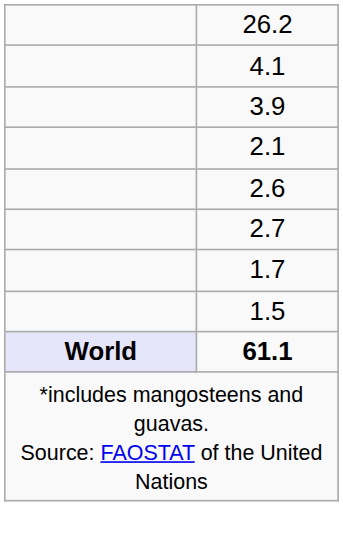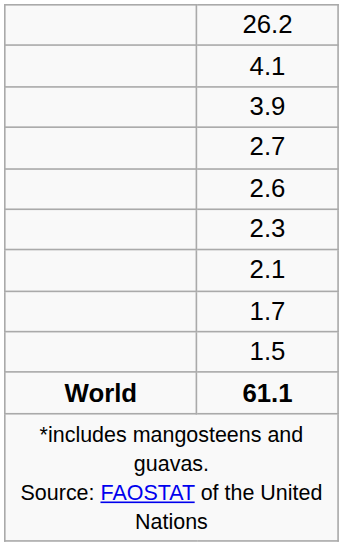rows swapped: (267, 229) <-> (267, 147)
+ row: (267, 229)
(101, 351) lavender background -> (101, 392) no background
